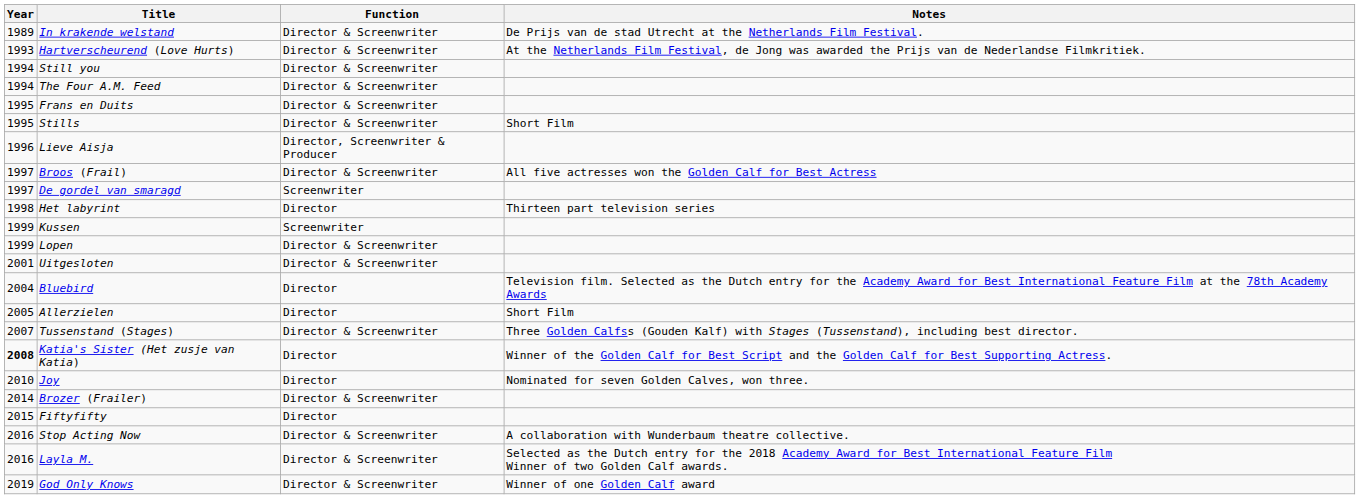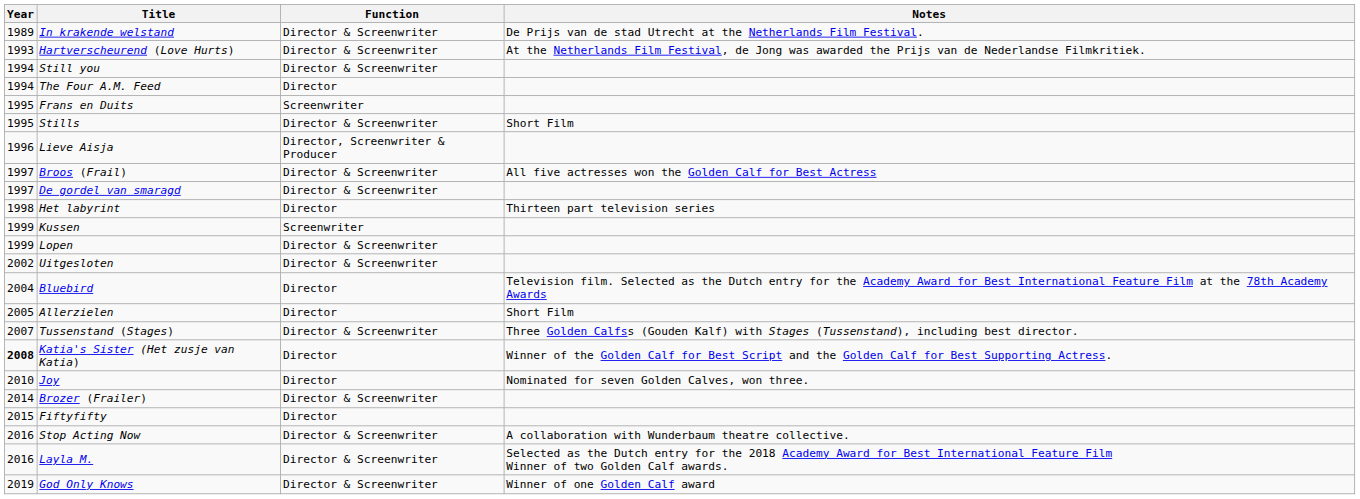(360, 86) Director & Screenwriter -> (310, 86) Director
(360, 105) Director & Screenwriter -> (323, 105) Screenwriter
(323, 190) Screenwriter -> (360, 190) Director & Screenwriter
(21, 263) 2001 -> (21, 263) 2002
